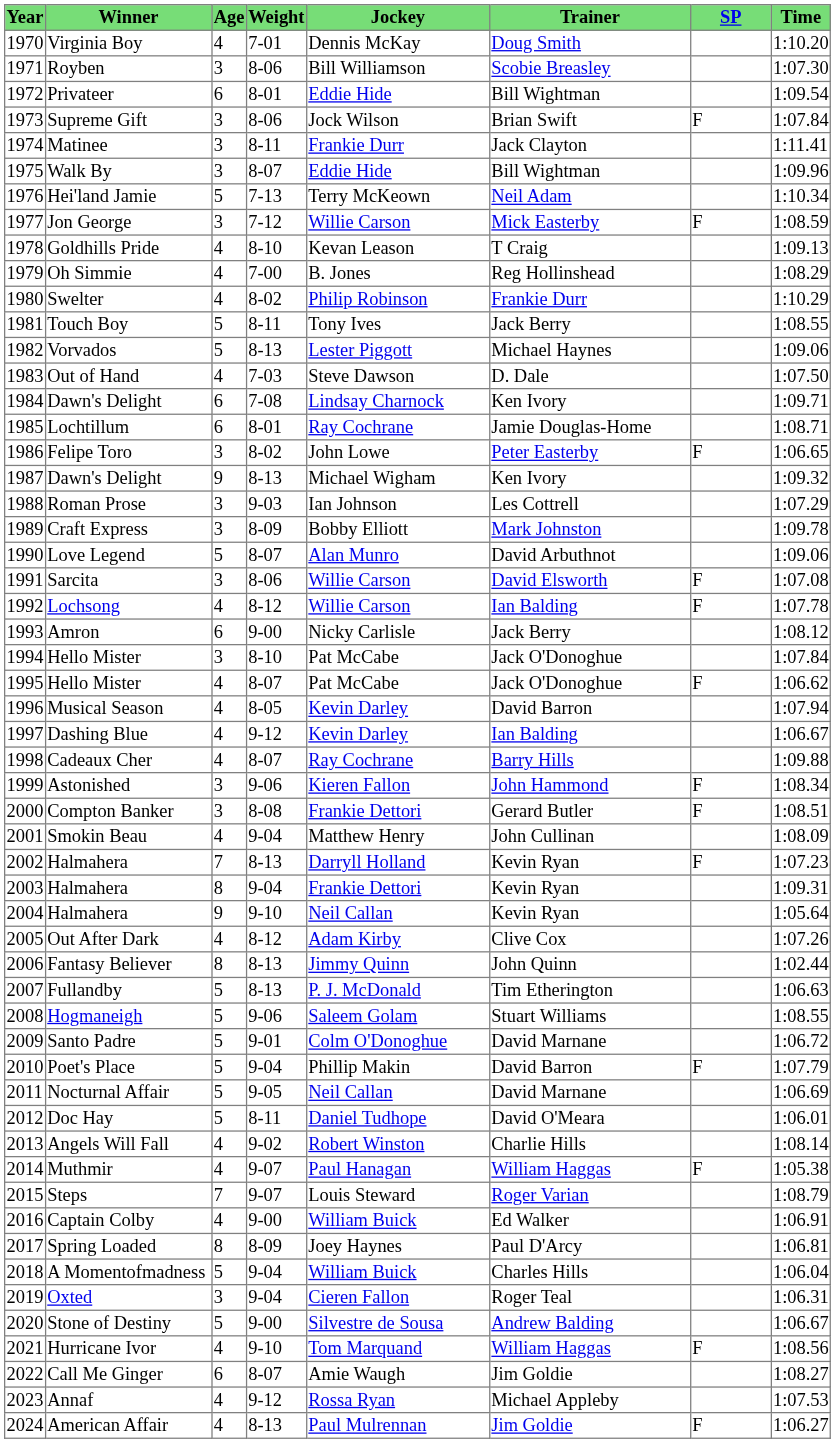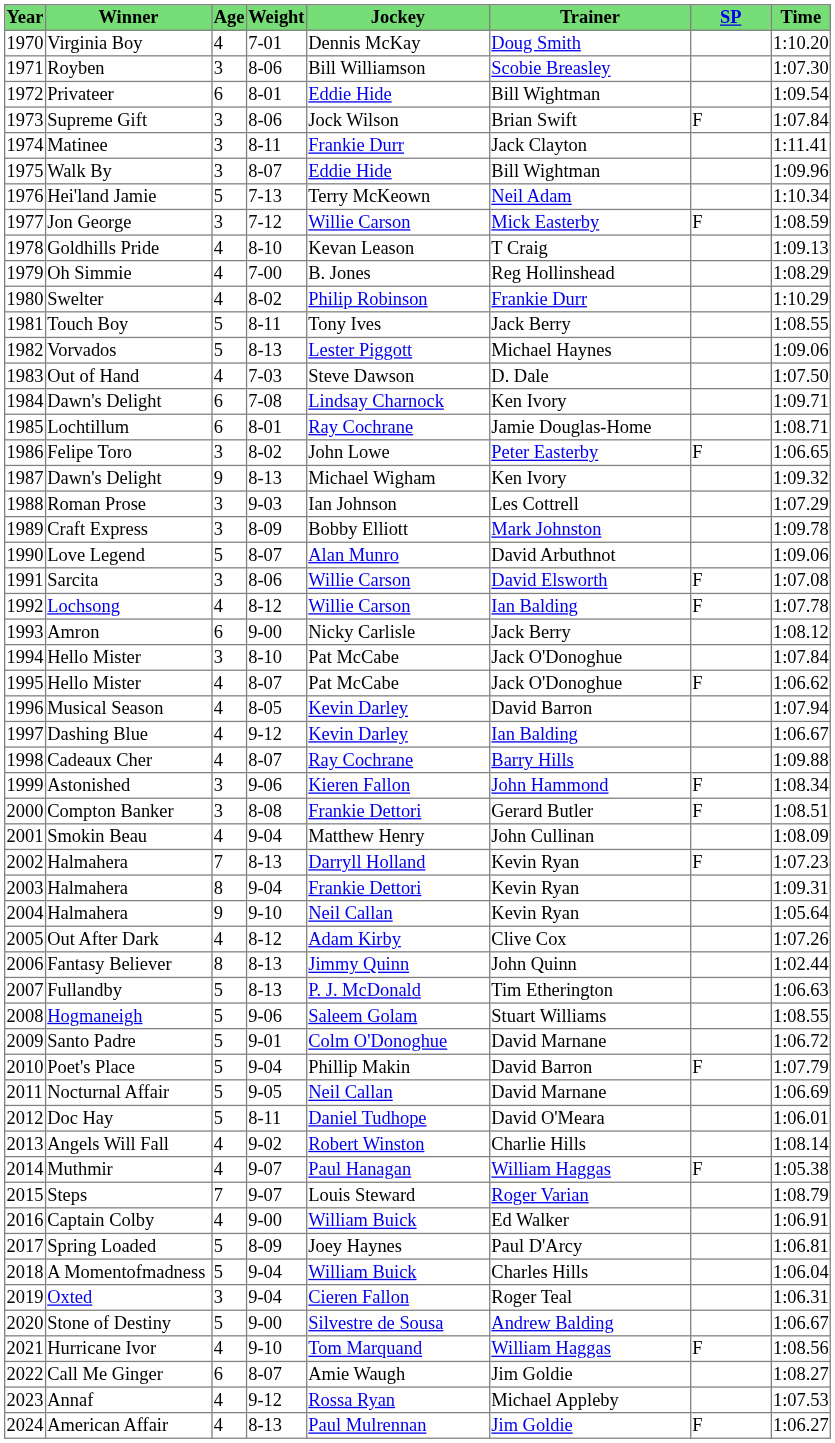(218, 1246) 8 -> (218, 1246) 5
